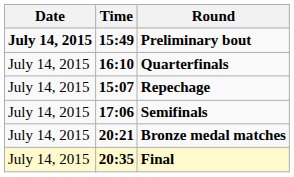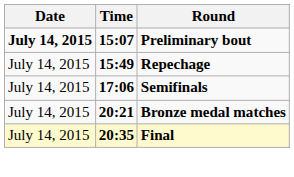(116, 40) 15:49 -> (116, 40) 15:07
- row: (185, 64)
(116, 87) 15:07 -> (116, 64) 15:49
